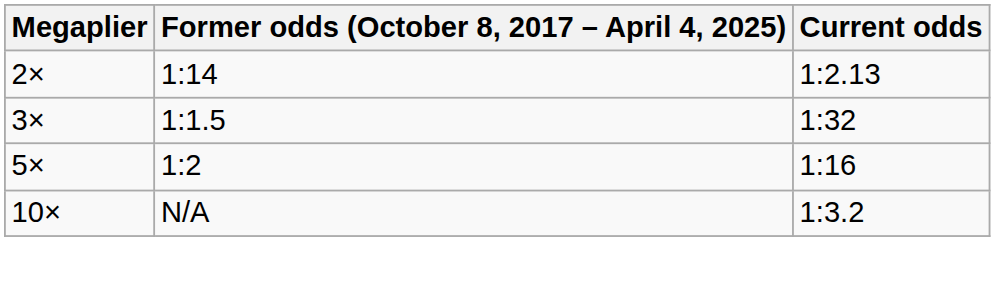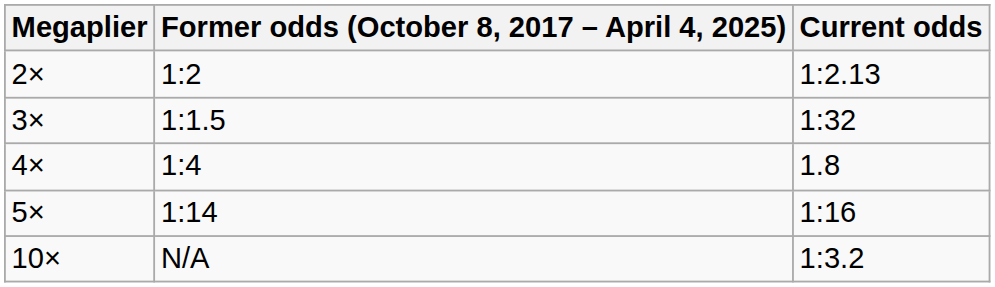(189, 73) 1:14 -> (181, 73) 1:2
+ row: (28, 166)
(181, 166) 1:2 -> (189, 212) 1:14
